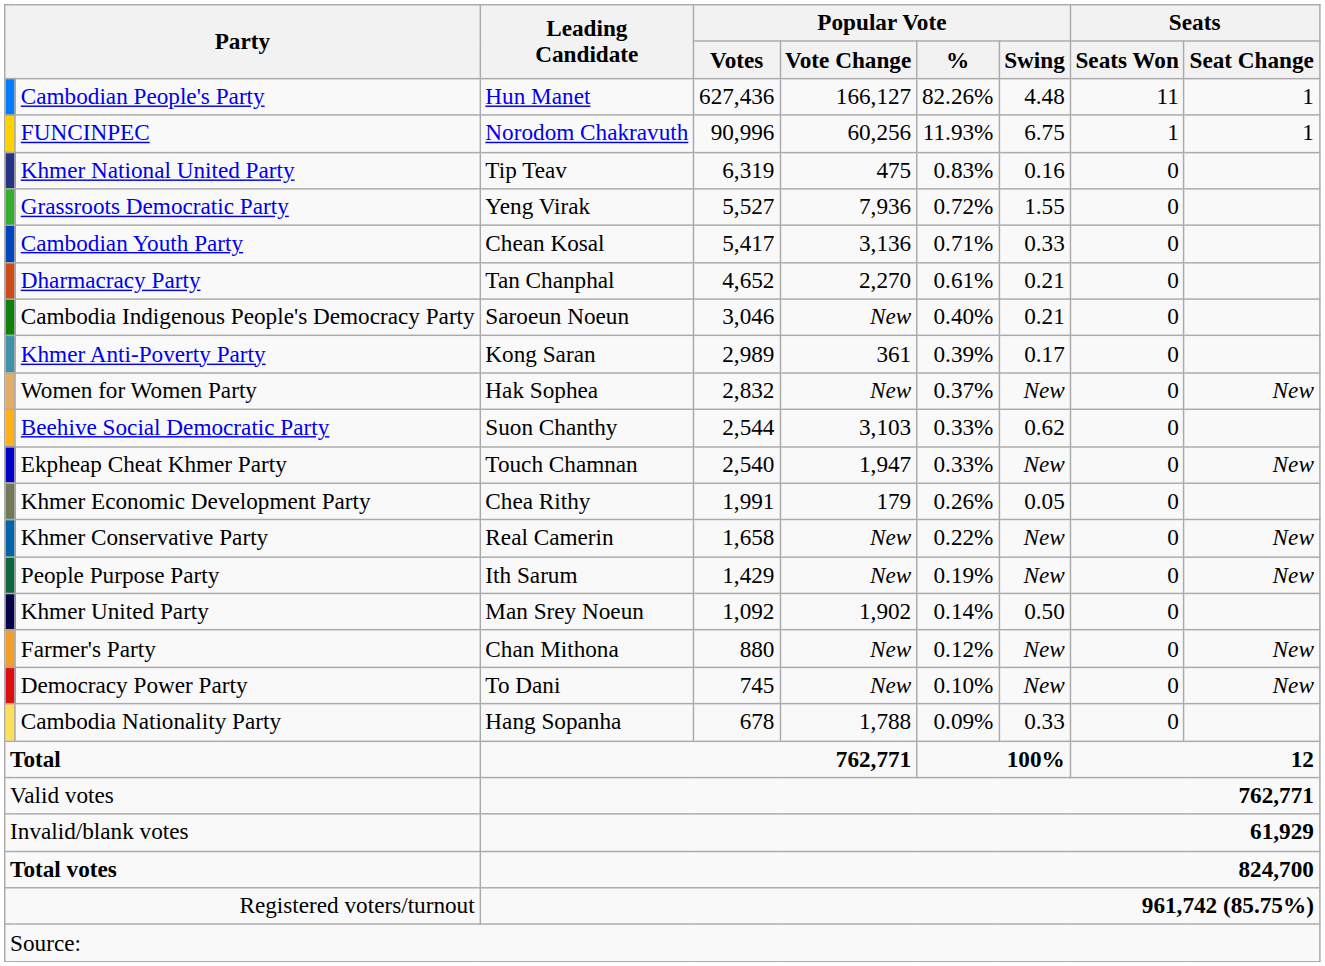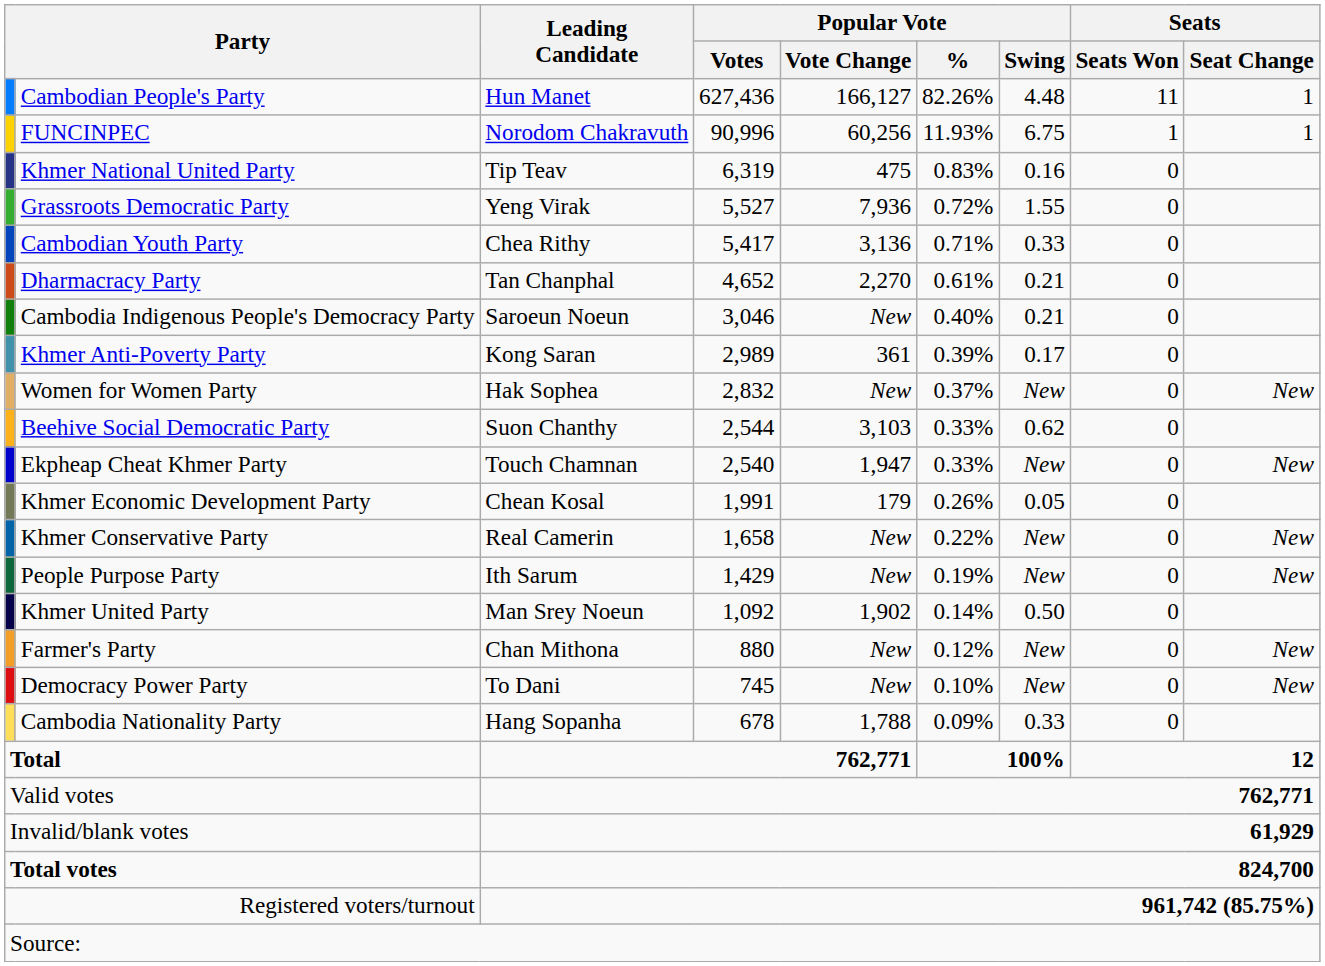(545, 243) Chean Kosal -> (538, 243) Chea Rithy
(538, 501) Chea Rithy -> (545, 501) Chean Kosal
